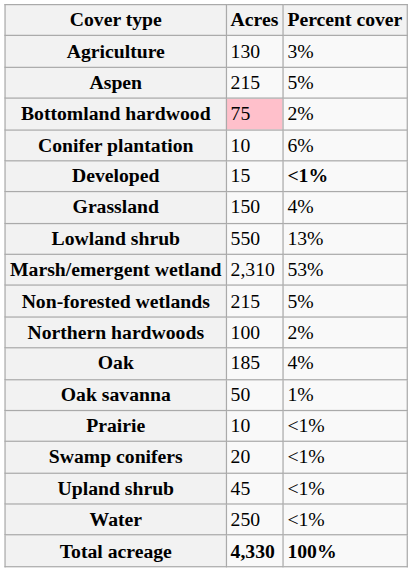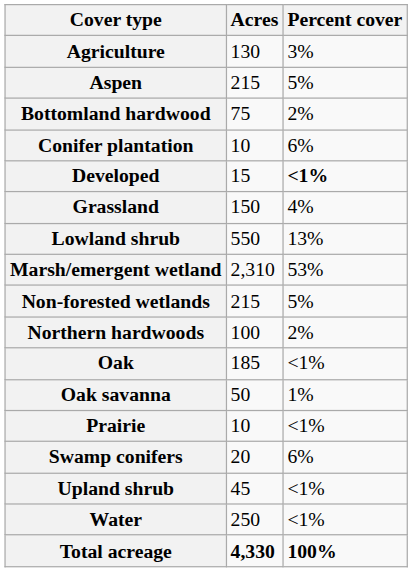(240, 113) pink background -> (240, 113) no background
(301, 363) 4% -> (306, 363) <1%
(306, 457) <1% -> (301, 457) 6%
